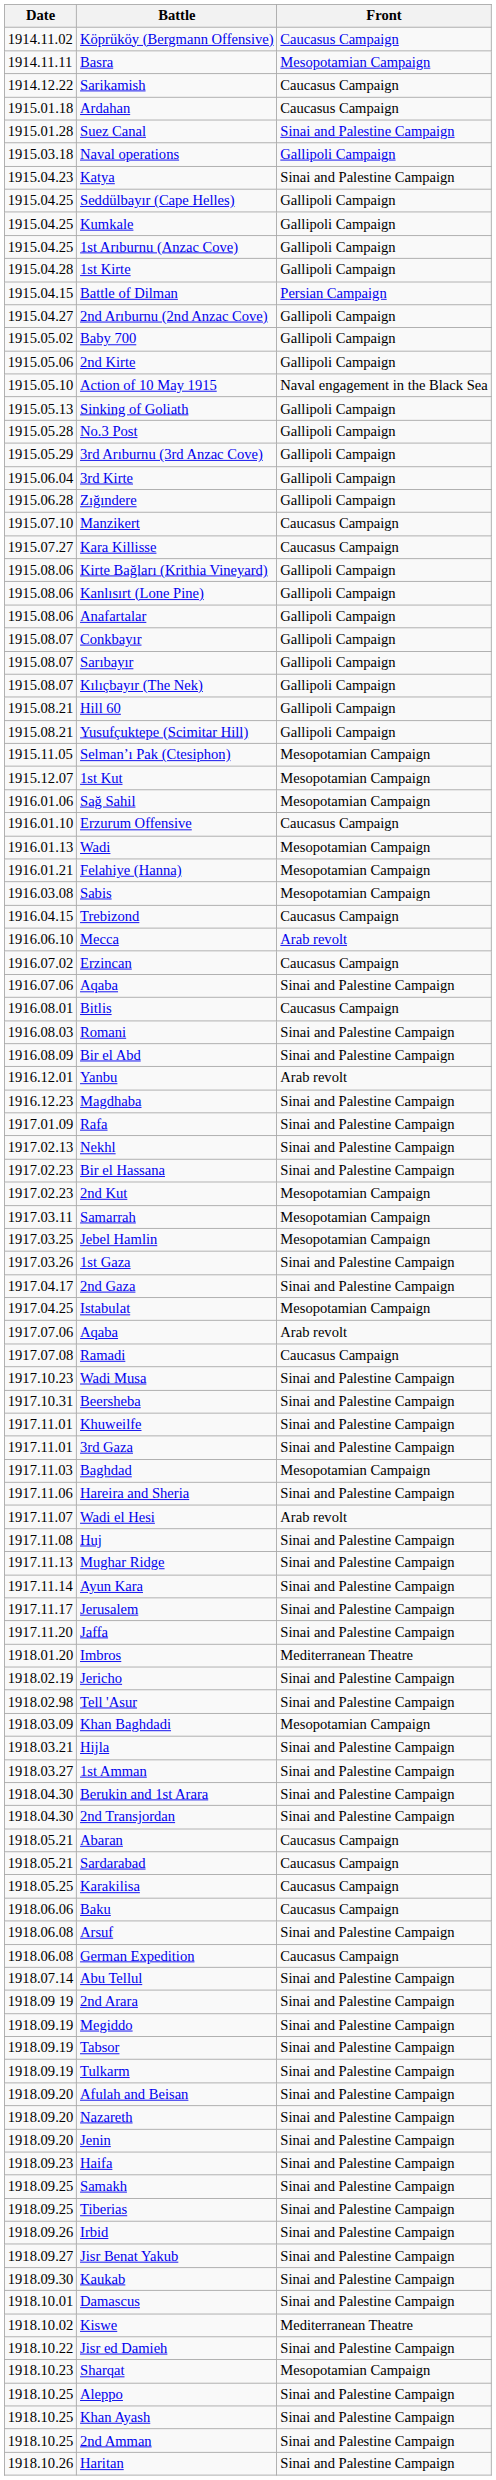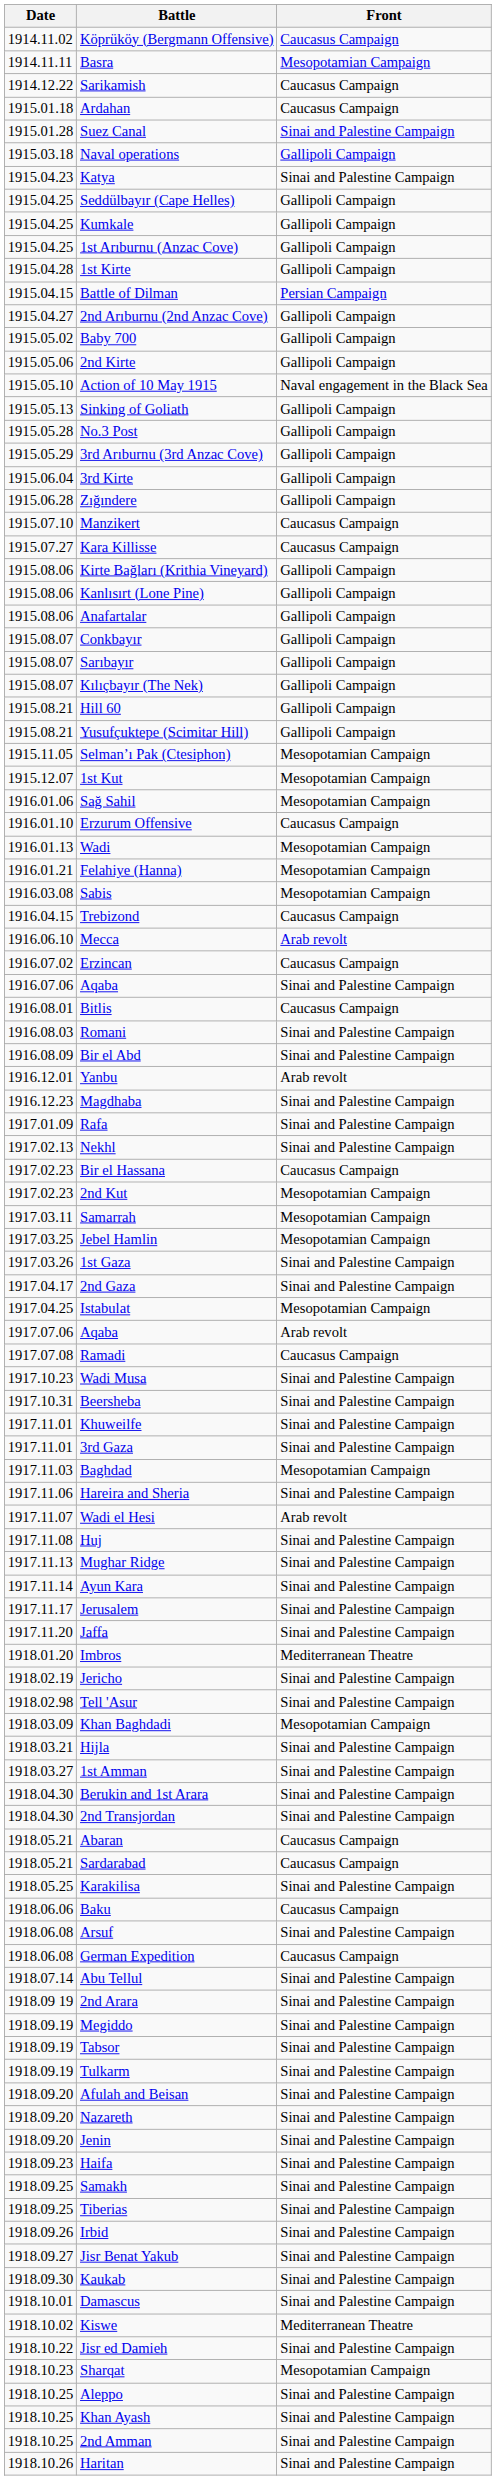(367, 1170) Sinai and Palestine Campaign -> (340, 1170) Caucasus Campaign
(340, 1886) Caucasus Campaign -> (367, 1886) Sinai and Palestine Campaign
